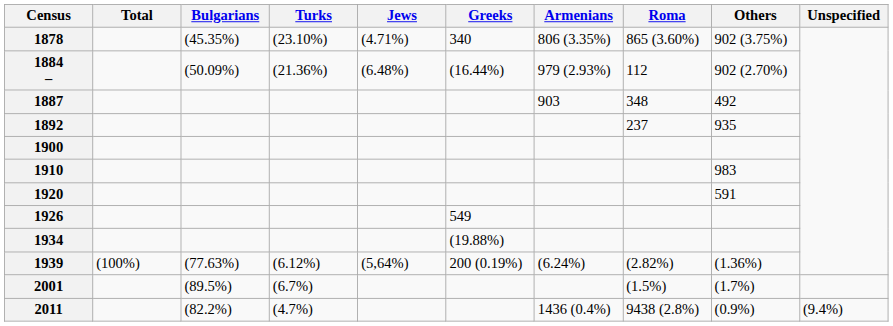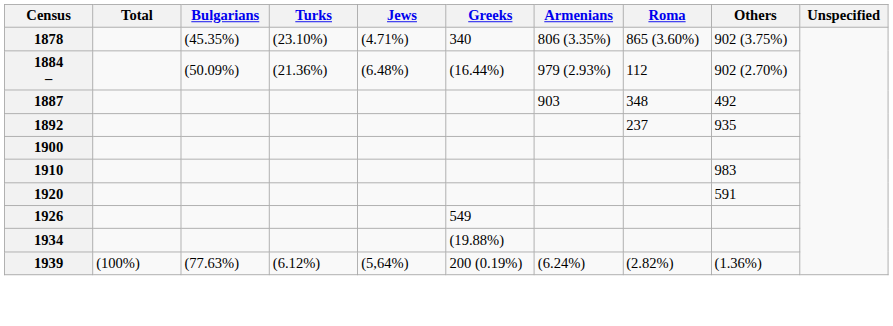- row: (49, 286)
- row: (49, 309)
